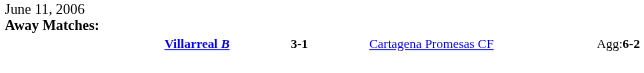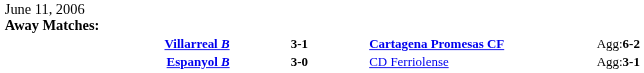(431, 44) normal -> (437, 44) bold
+ row: (198, 62)
